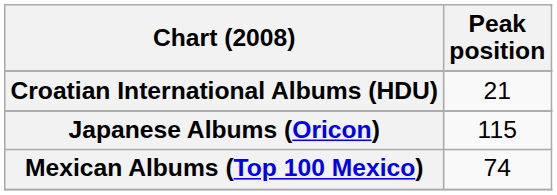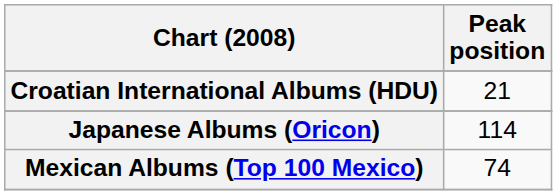(497, 129) 115 -> (497, 129) 114
